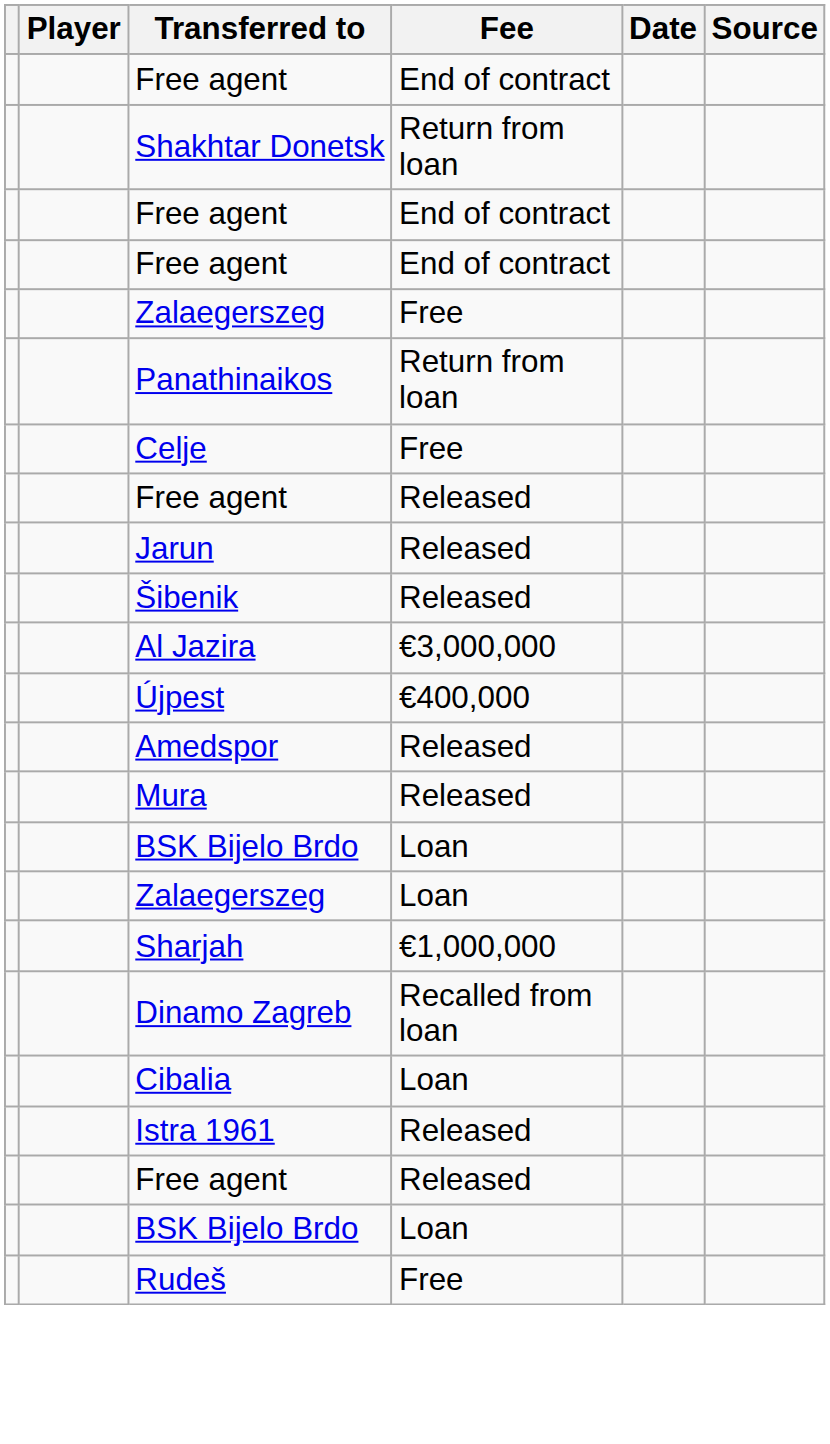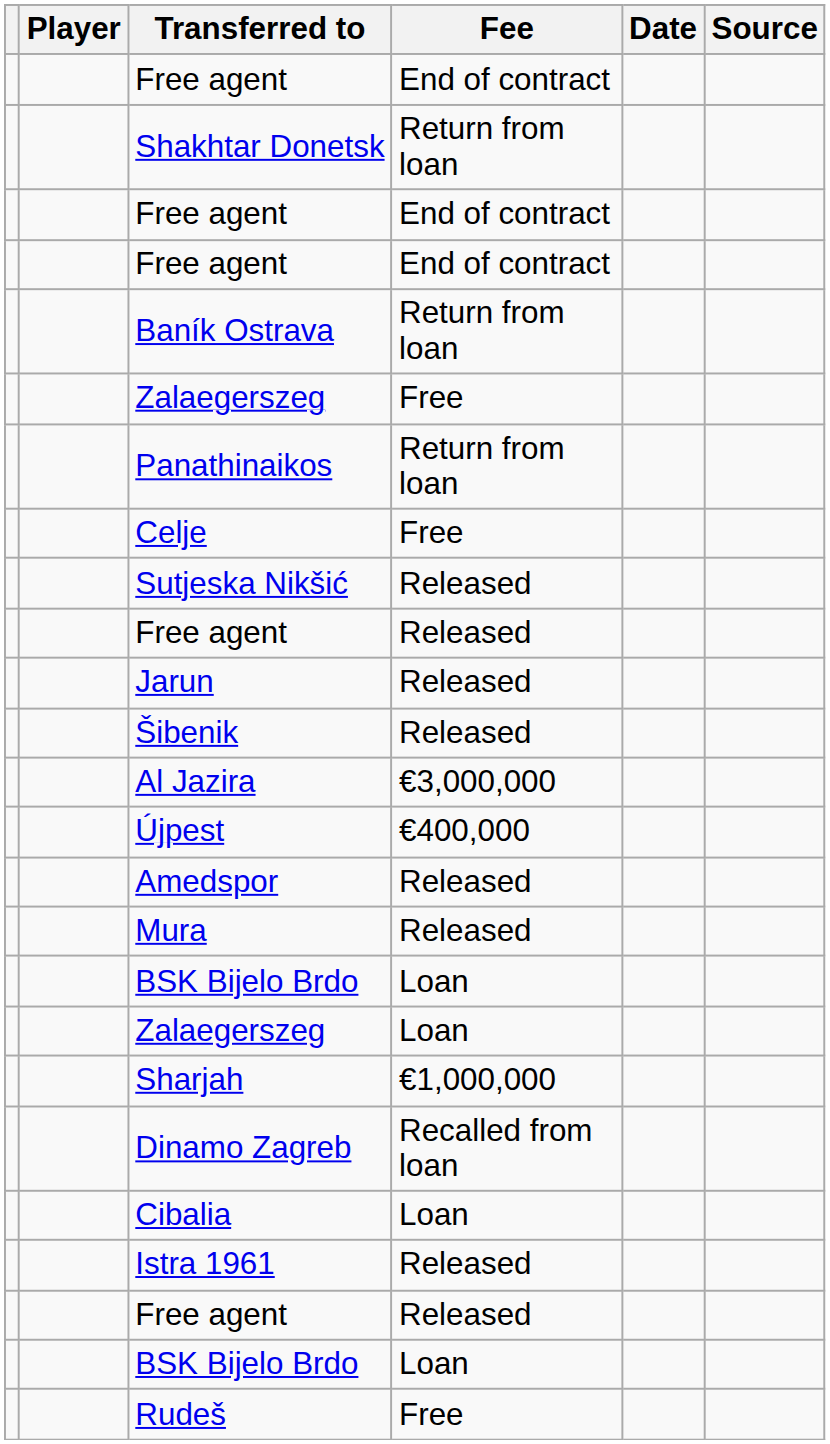+ row: (235, 330)
+ row: (242, 582)
